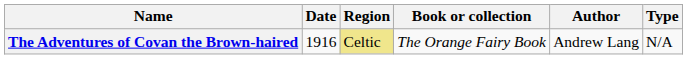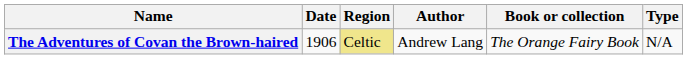columns swapped: (596, 16) <-> (472, 16)
(321, 41) 1916 -> (321, 41) 1906
